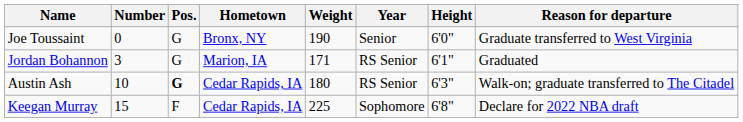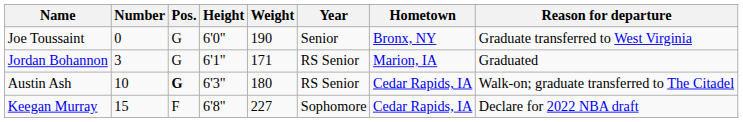columns swapped: (452, 15) <-> (253, 15)
(320, 106) 225 -> (261, 106) 227
